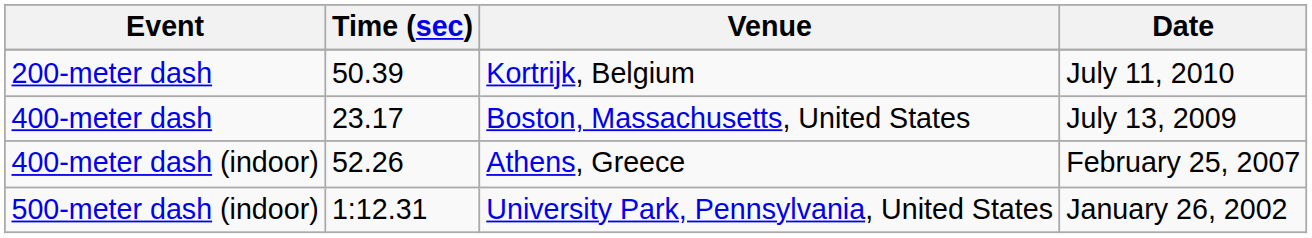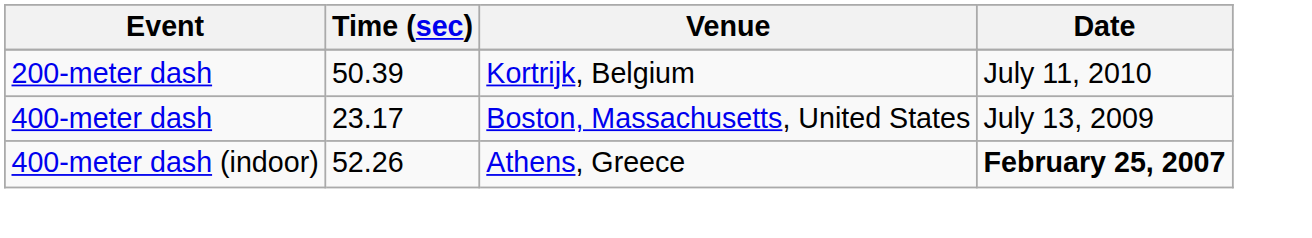(1183, 163) normal -> (1104, 163) bold
- row: (165, 208)
